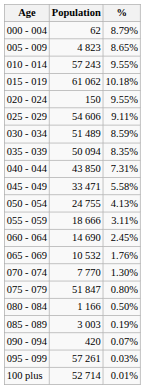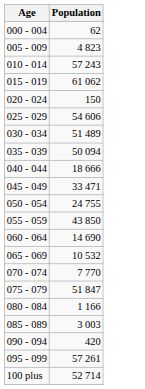- column: (122, 13)
(86, 168) 43 850 -> (86, 168) 18 666
(86, 220) 18 666 -> (86, 220) 43 850
